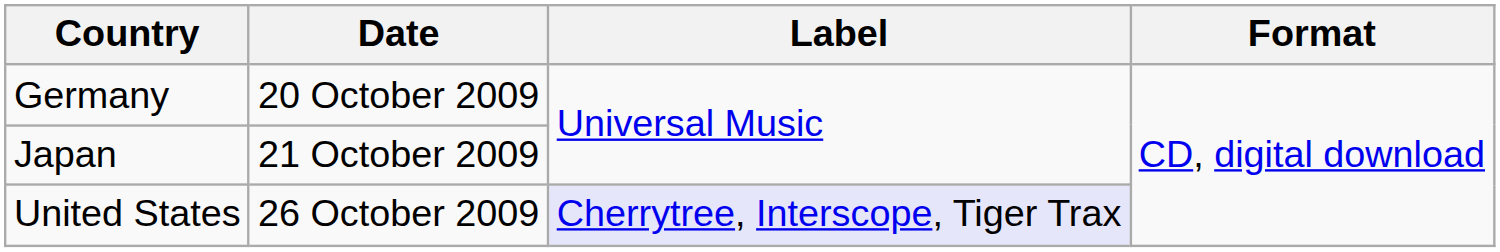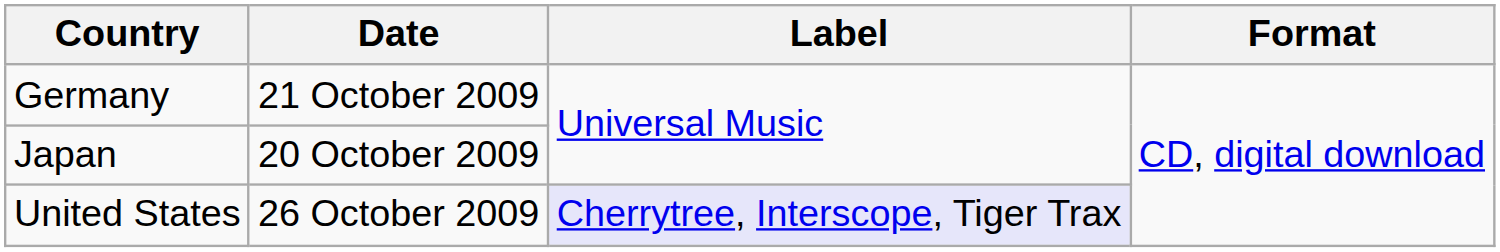(399, 94) 20 October 2009 -> (399, 94) 21 October 2009
(399, 154) 21 October 2009 -> (399, 154) 20 October 2009
